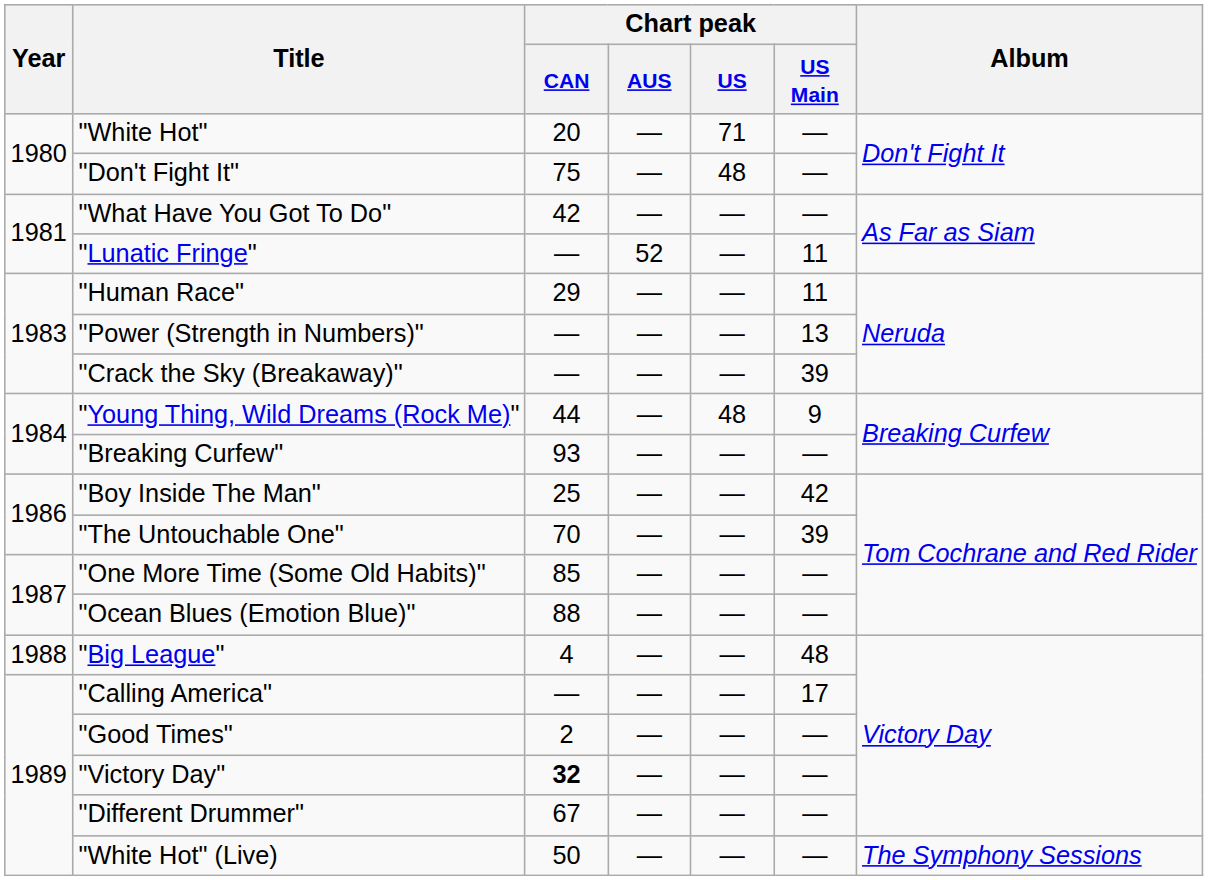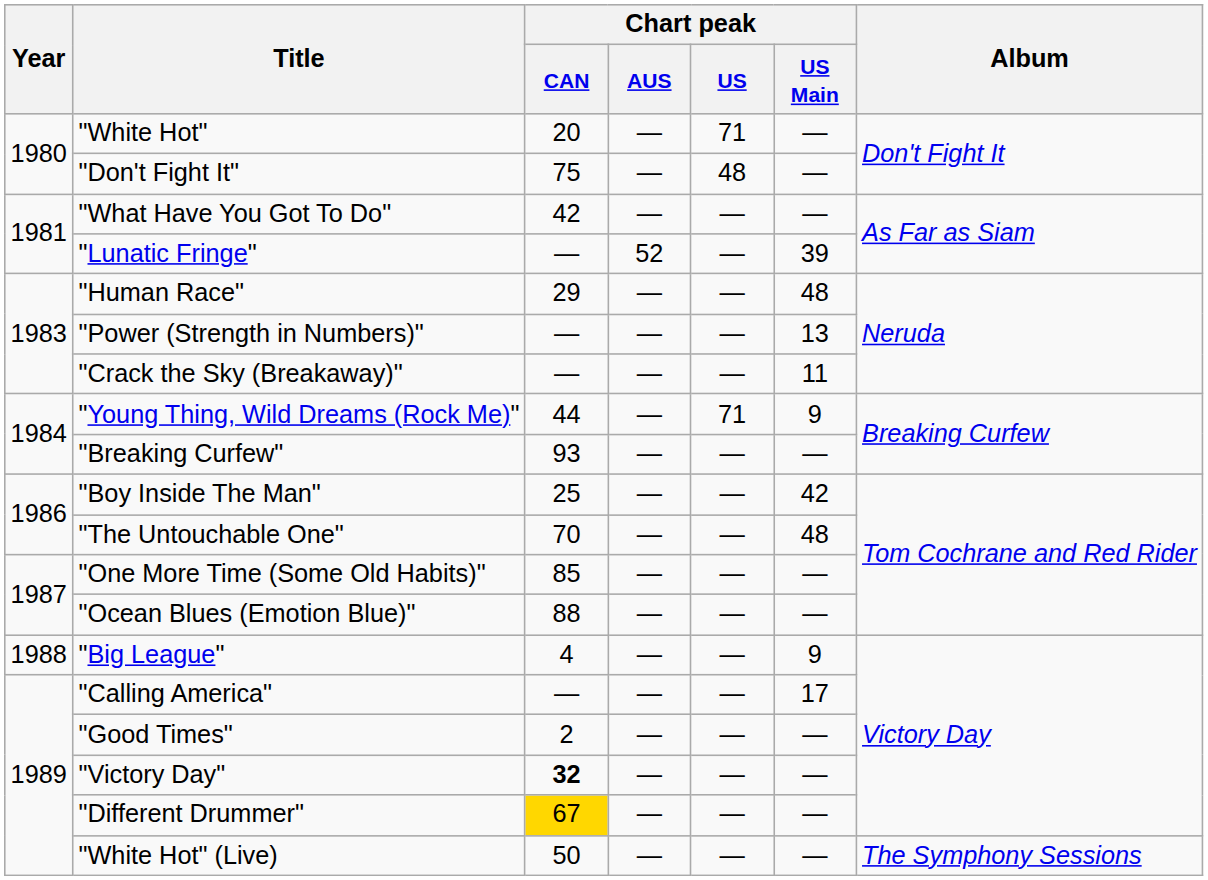(815, 253) 11 -> (815, 253) 39
(815, 293) 11 -> (815, 293) 48
(815, 373) 39 -> (815, 373) 11
(732, 413) 48 -> (732, 413) 71
(815, 534) 39 -> (815, 534) 48
(815, 654) 48 -> (815, 654) 9
(567, 814) no background -> (567, 814) gold background
